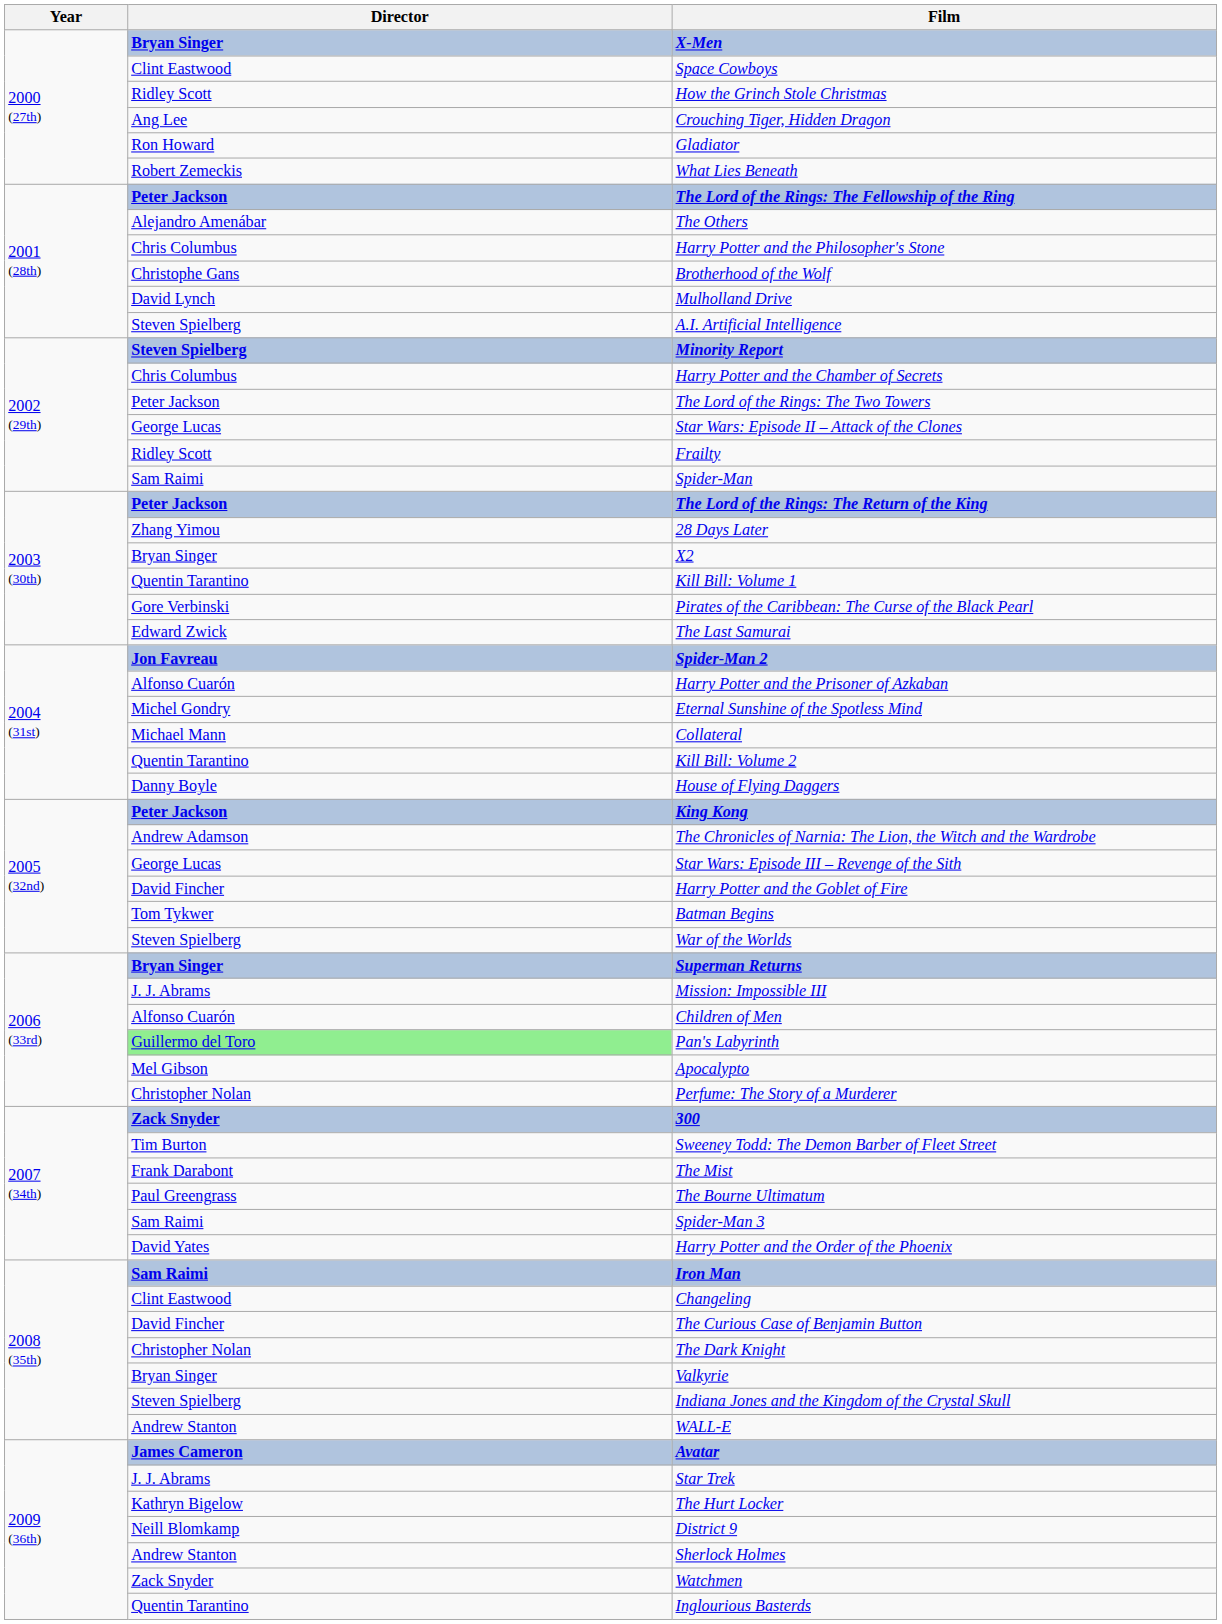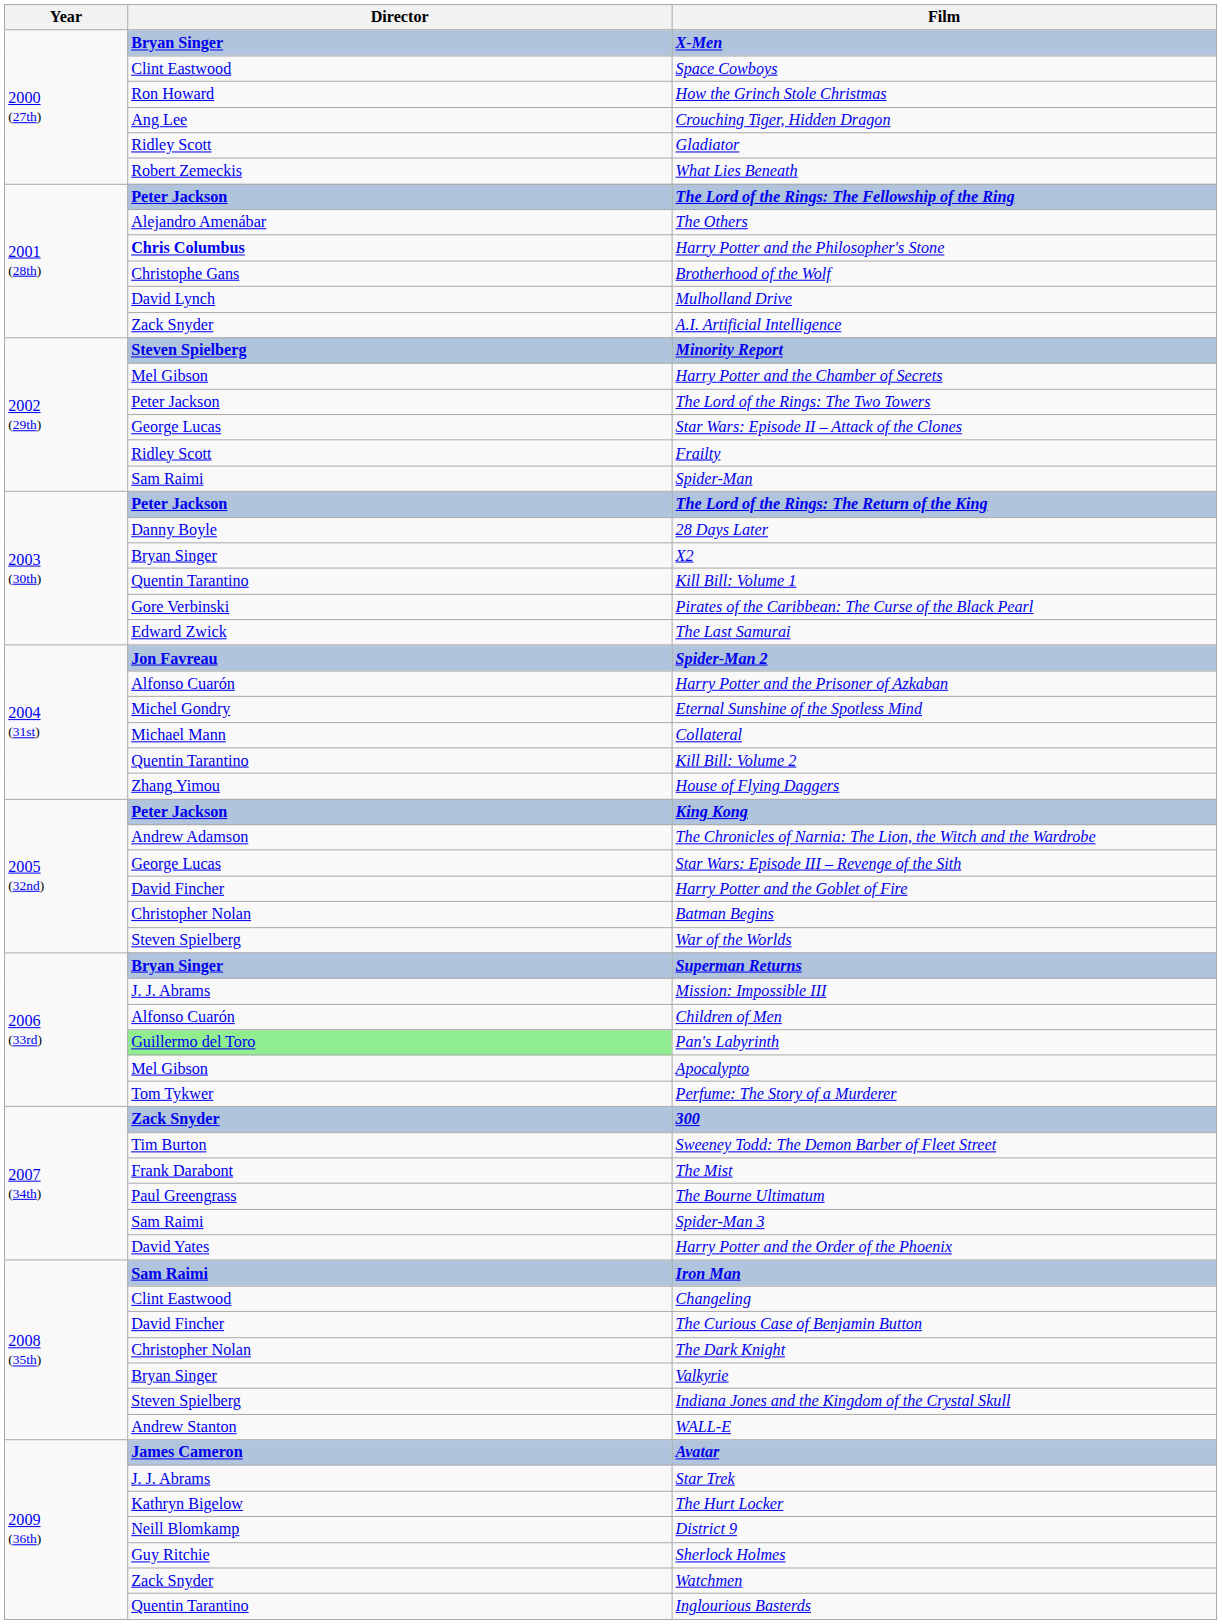(171, 94) Ridley Scott -> (173, 94) Ron Howard
(173, 145) Ron Howard -> (171, 145) Ridley Scott
(184, 247) normal -> (188, 247) bold
(186, 324) Steven Spielberg -> (172, 324) Zack Snyder
(184, 376) Chris Columbus -> (170, 376) Mel Gibson
(176, 529) Zhang Yimou -> (174, 529) Danny Boyle
(174, 786) Danny Boyle -> (176, 786) Zhang Yimou
(172, 914) Tom Tykwer -> (191, 914) Christopher Nolan
(191, 1093) Christopher Nolan -> (172, 1093) Tom Tykwer
(184, 1555) Andrew Stanton -> (170, 1555) Guy Ritchie
